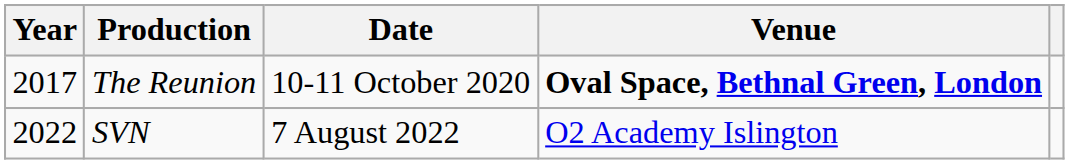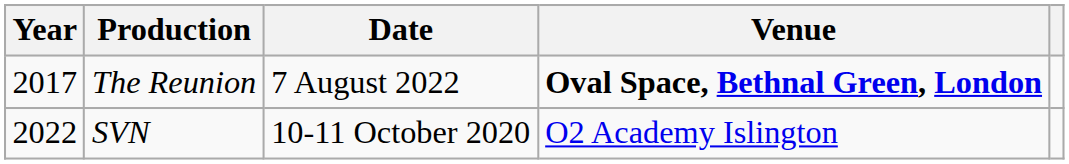(401, 81) 10-11 October 2020 -> (365, 81) 7 August 2022
(365, 132) 7 August 2022 -> (401, 132) 10-11 October 2020
